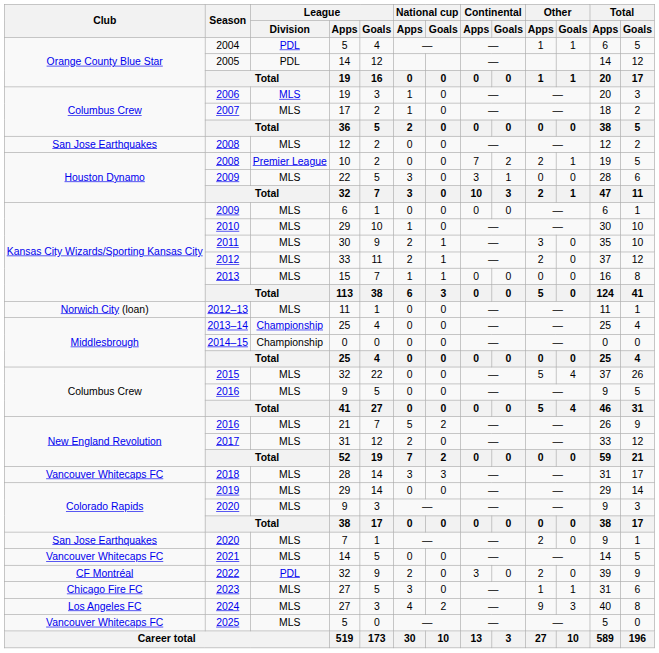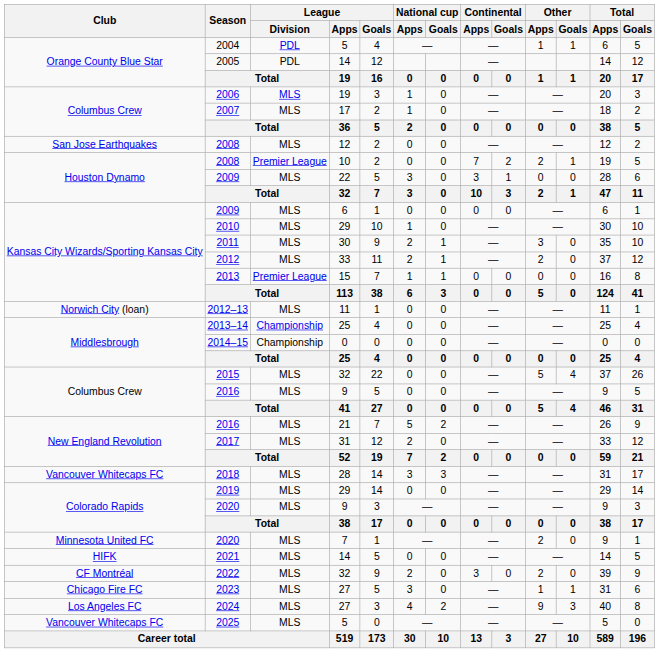(290, 276) MLS -> (290, 276) Premier League
(105, 540) San Jose Earthquakes -> (105, 540) Minnesota United FC
(105, 557) Vancouver Whitecaps FC -> (105, 557) HIFK
(290, 573) PDL -> (290, 573) MLS
